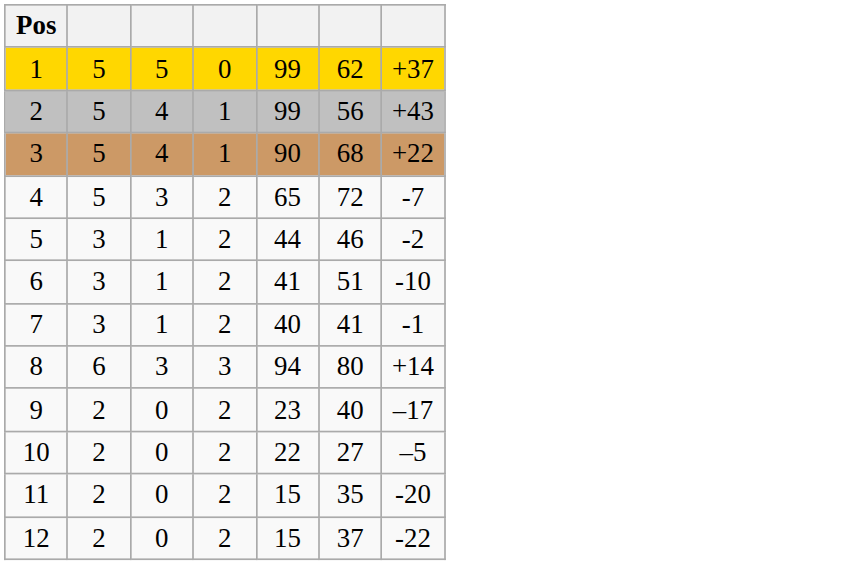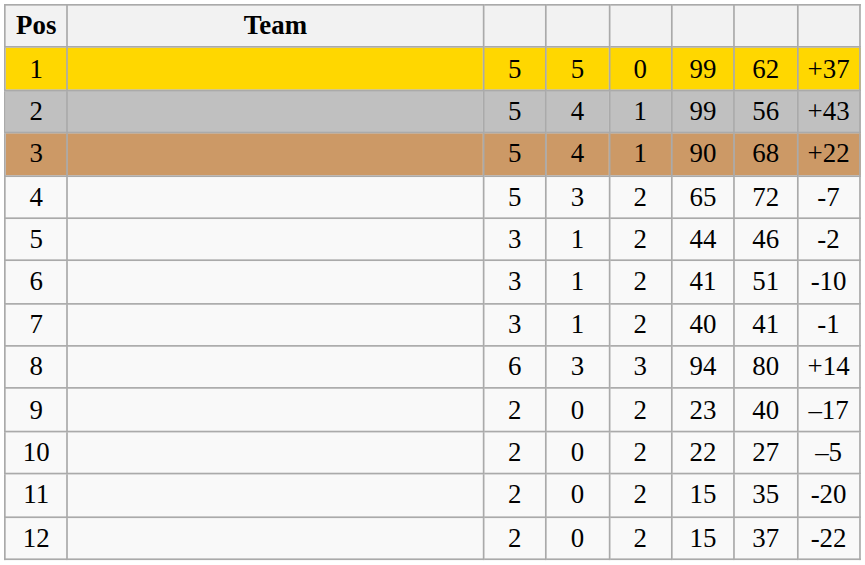+ column: (275, 25)
